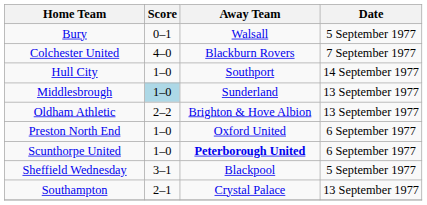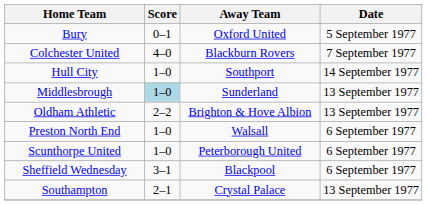(250, 33) Walsall -> (250, 33) Oxford United
(250, 131) Oxford United -> (250, 131) Walsall
(250, 151) bold -> (250, 151) normal
(371, 170) 5 September 1977 -> (371, 170) 6 September 1977
